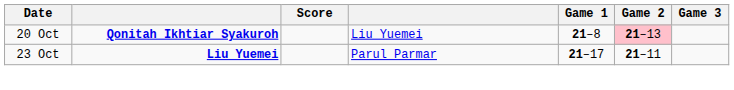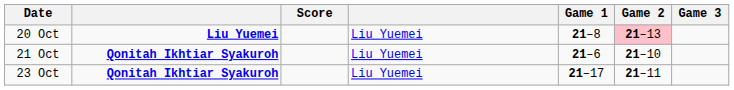(193, 34) Qonitah Ikhtiar Syakuroh -> (243, 34) Liu Yuemei
+ row: (38, 54)
(243, 54) Liu Yuemei -> (193, 74) Qonitah Ikhtiar Syakuroh
(394, 54) Parul Parmar -> (387, 74) Liu Yuemei
